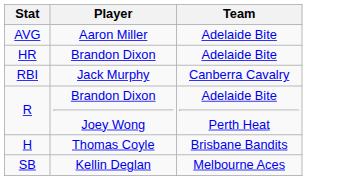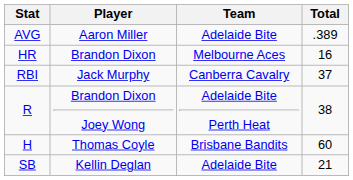+ column: (325, 14)
(239, 55) Adelaide Bite -> (239, 55) Melbourne Aces
(239, 165) Melbourne Aces -> (239, 165) Adelaide Bite
